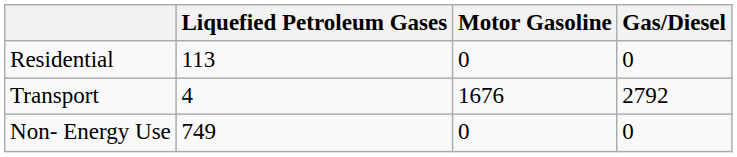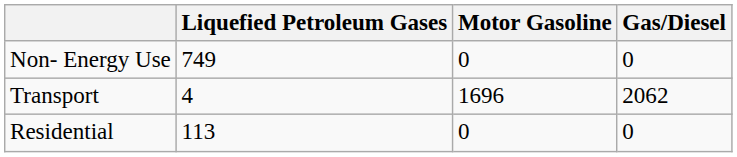rows swapped: (62, 59) <-> (90, 132)
(481, 95) 1676 -> (481, 95) 1696
(645, 95) 2792 -> (645, 95) 2062
